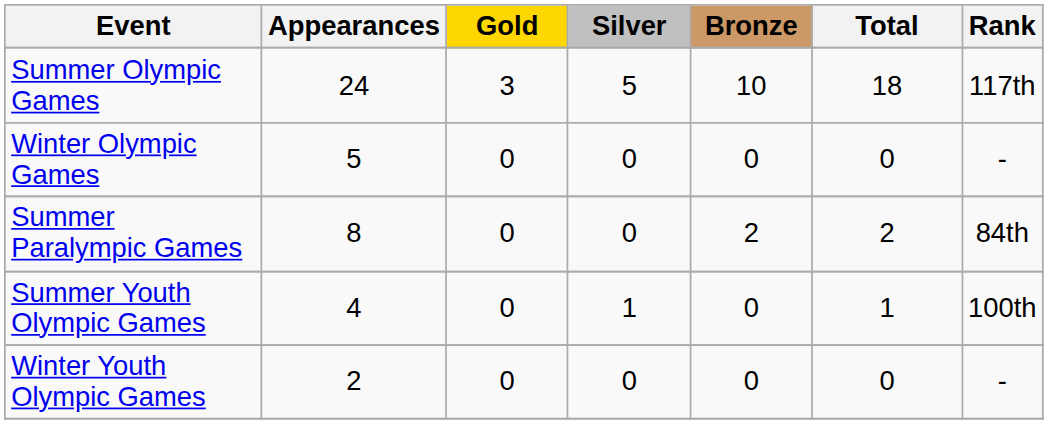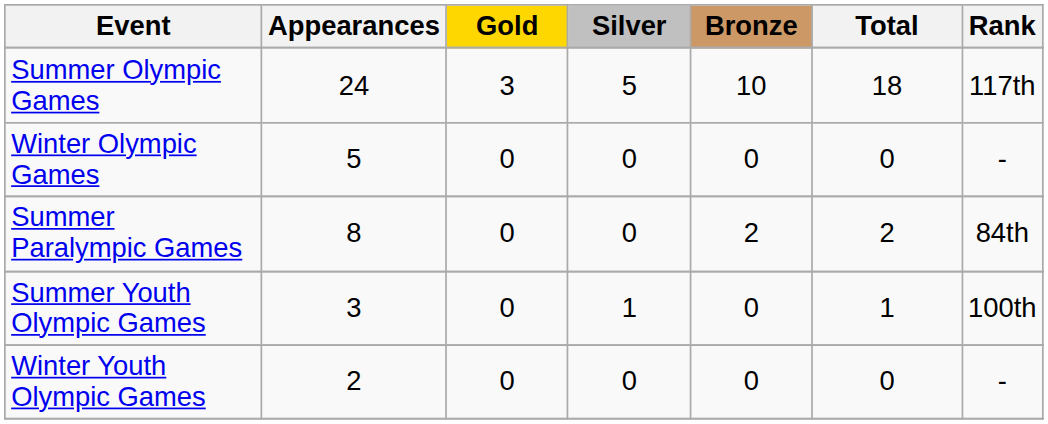(354, 307) 4 -> (354, 307) 3
